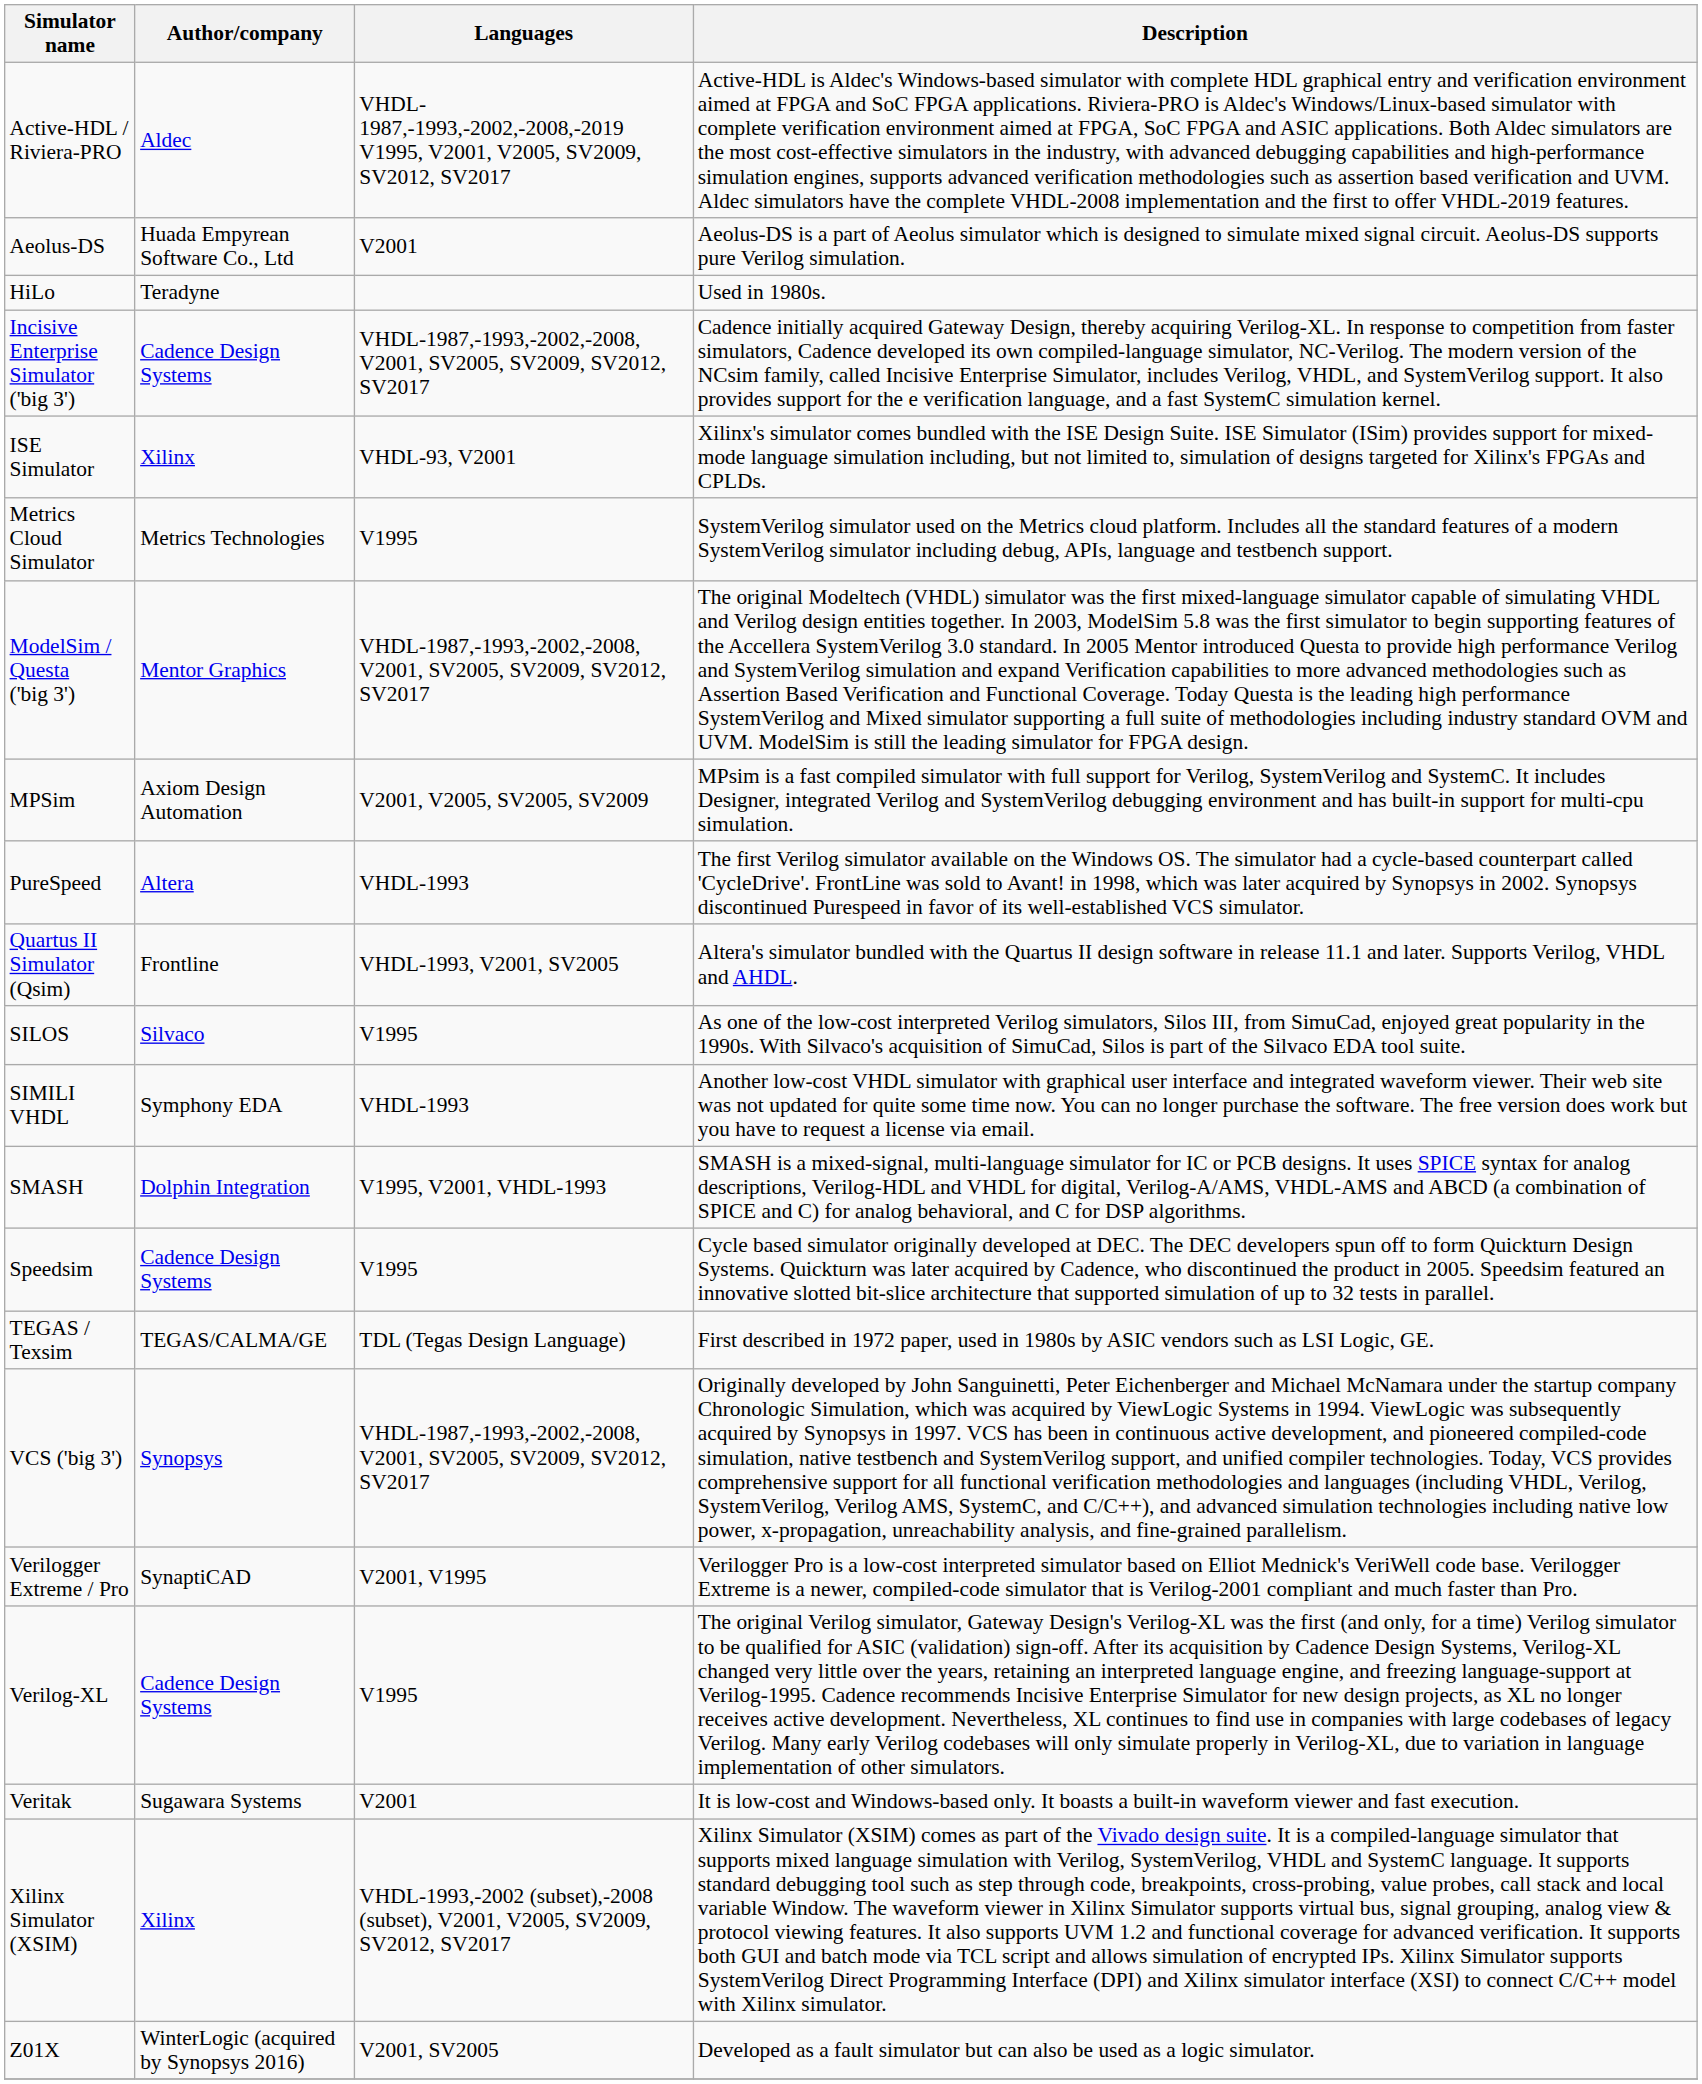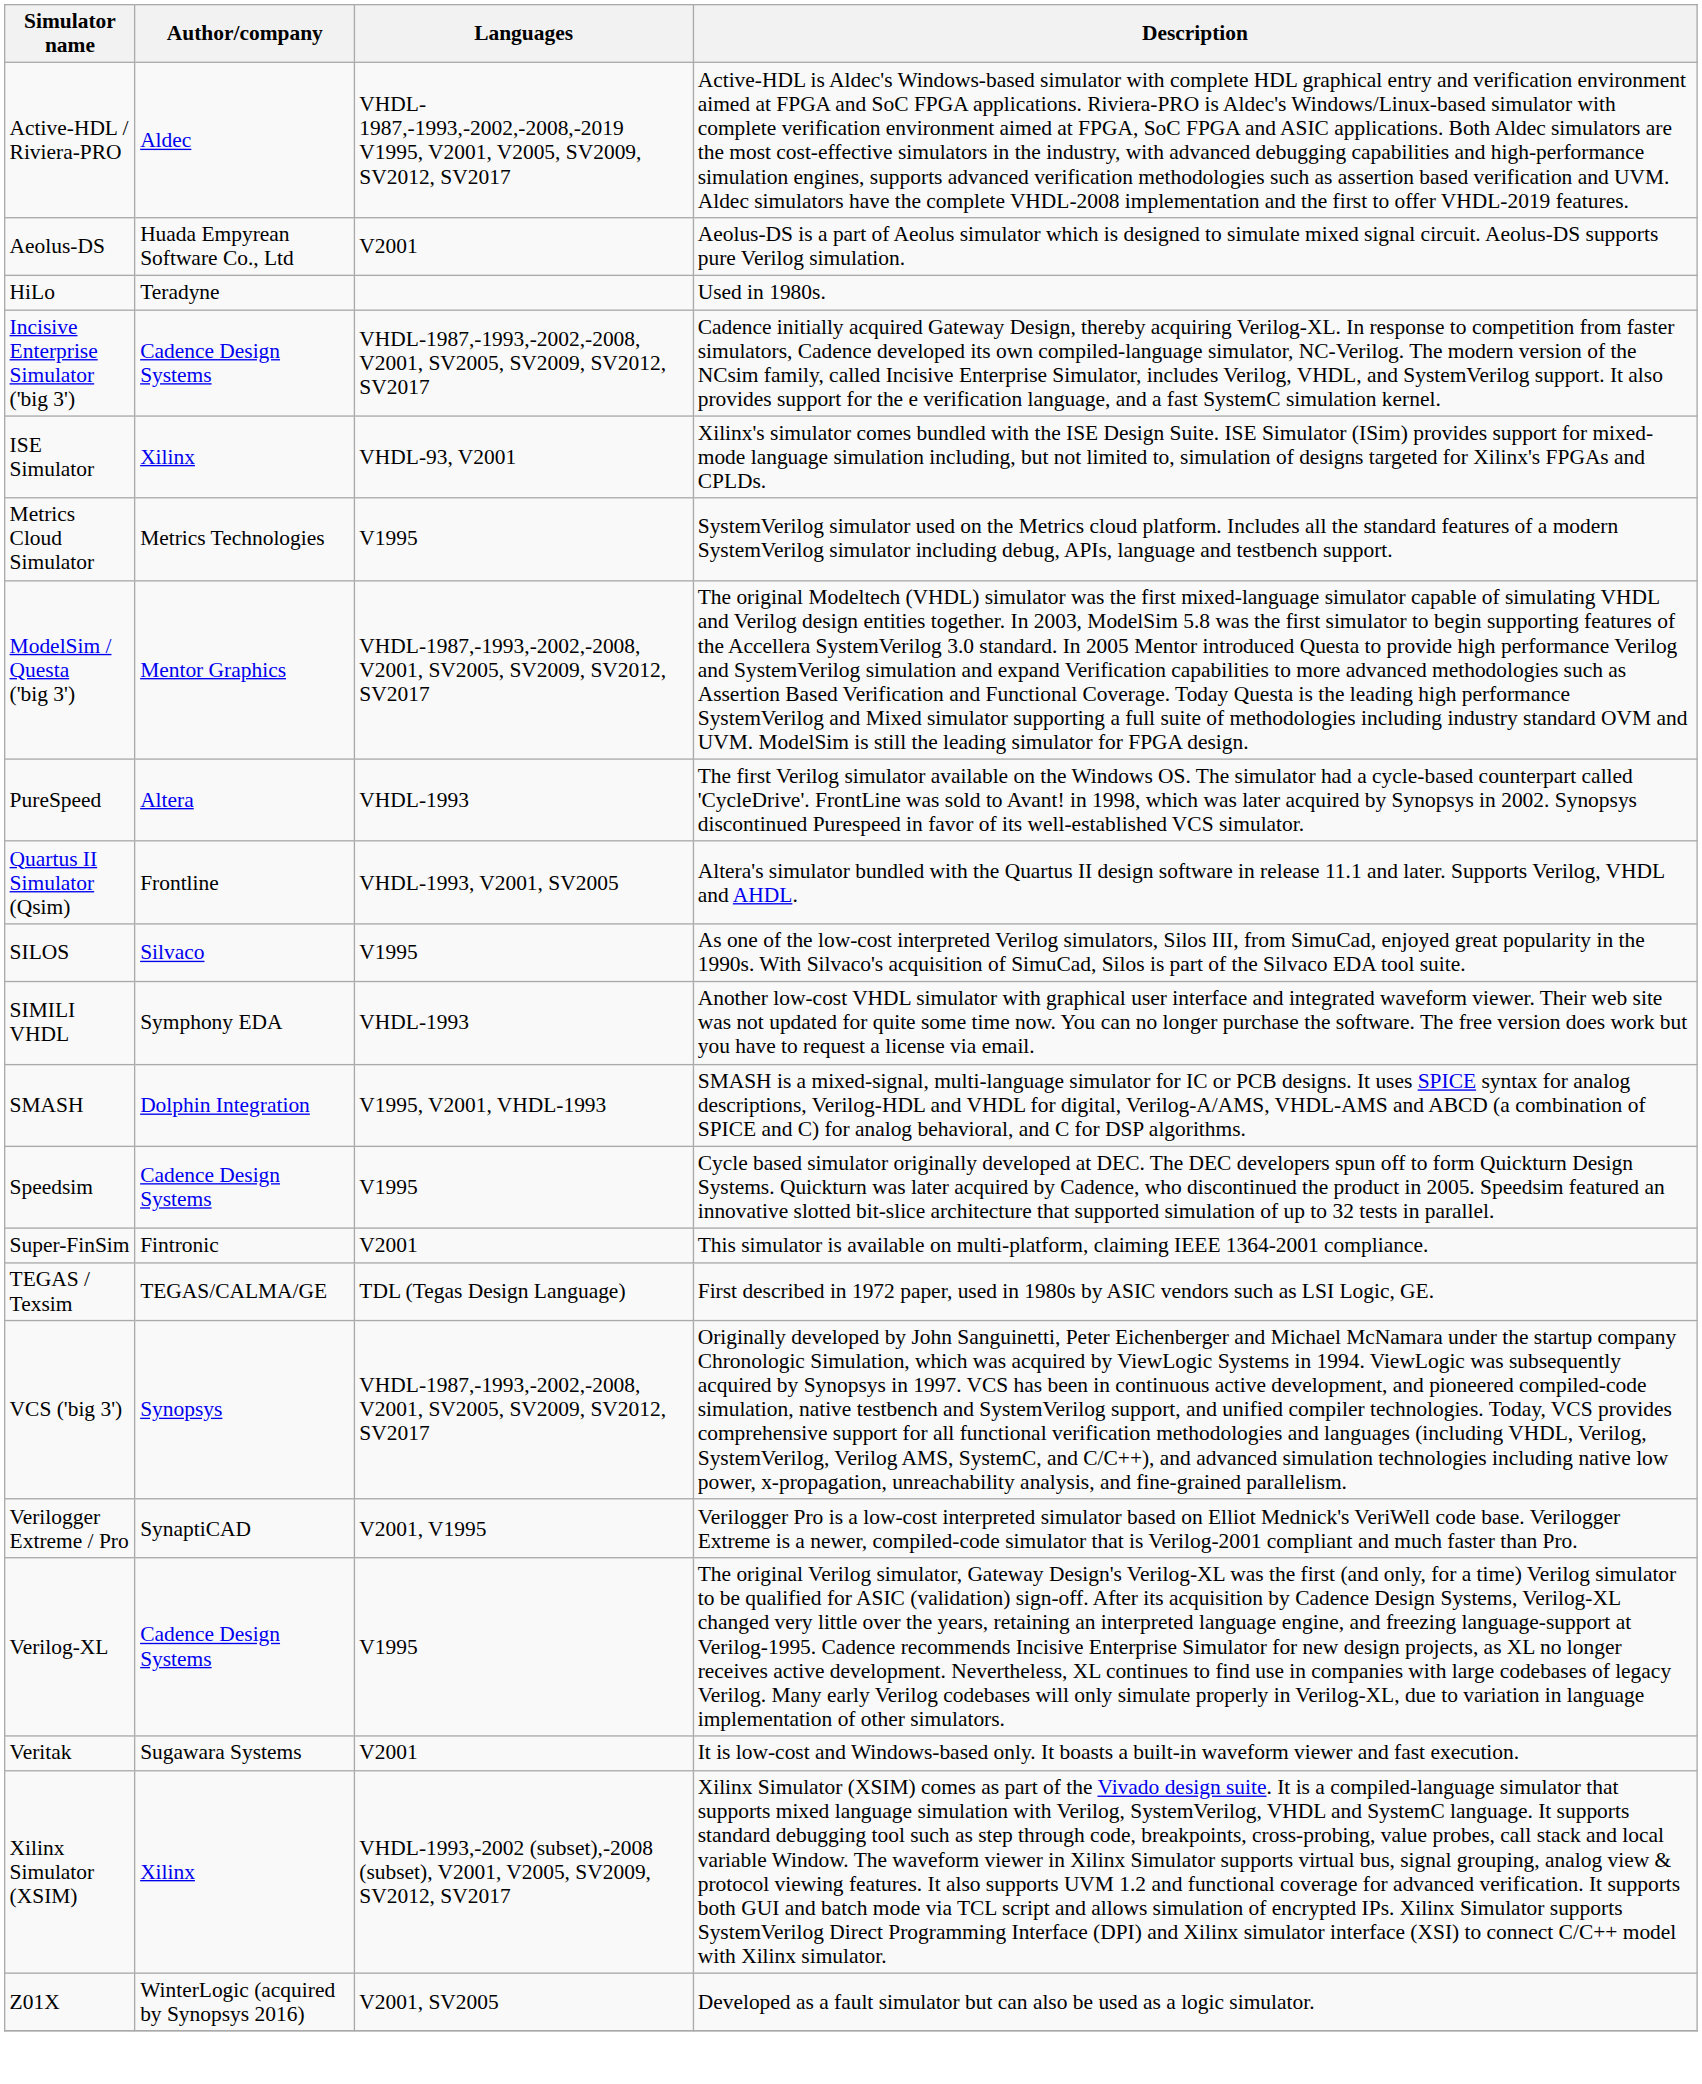- row: (42, 800)
+ row: (70, 1245)
